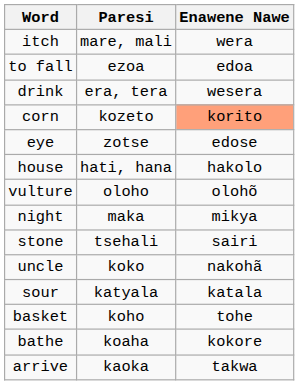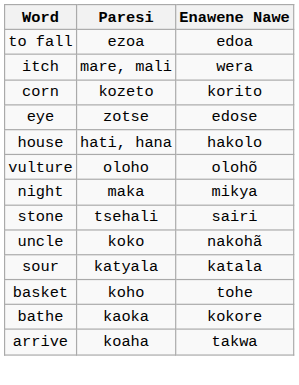rows swapped: (40, 67) <-> (40, 42)
- row: (40, 92)
(235, 117) lightsalmon background -> (235, 92) no background
(126, 342) koaha -> (126, 317) kaoka
(126, 367) kaoka -> (126, 342) koaha
